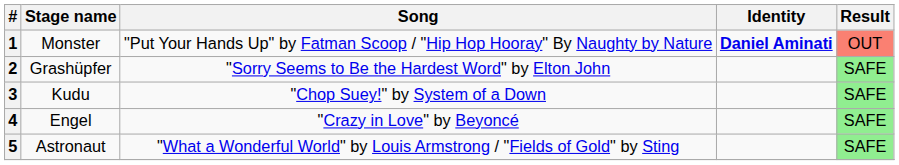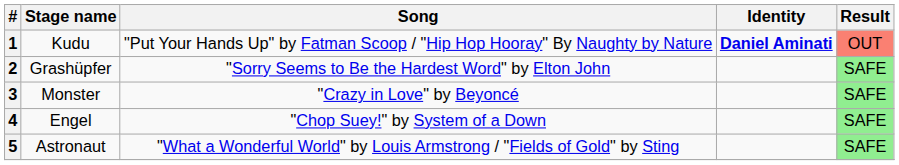(71, 43) Monster -> (71, 43) Kudu
(71, 95) Kudu -> (71, 95) Monster
(418, 95) "Chop Suey!" by System of a Down -> (418, 95) "Crazy in Love" by Beyoncé
(418, 120) "Crazy in Love" by Beyoncé -> (418, 120) "Chop Suey!" by System of a Down
